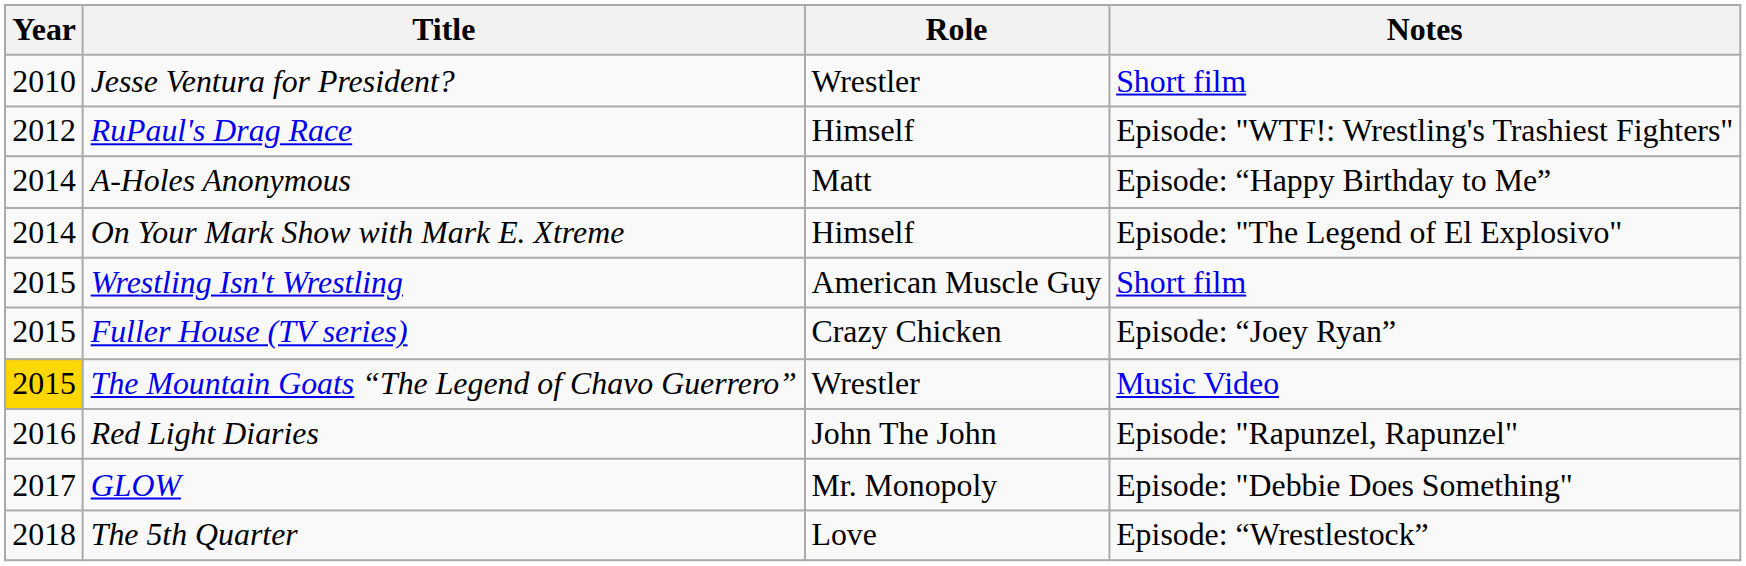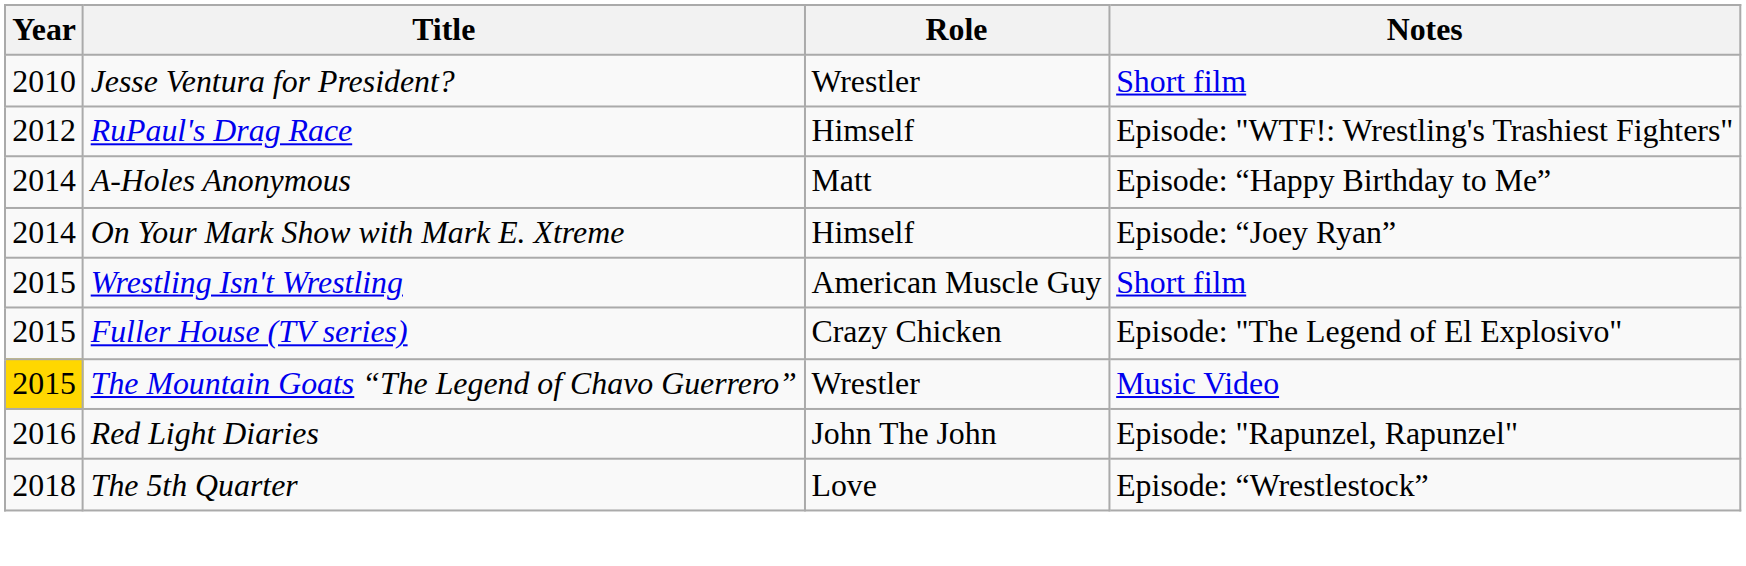(1369, 231) Episode: "The Legend of El Explosivo" -> (1256, 231) Episode: “Joey Ryan”
(1256, 332) Episode: “Joey Ryan” -> (1369, 332) Episode: "The Legend of El Explosivo"
- row: (136, 484)
